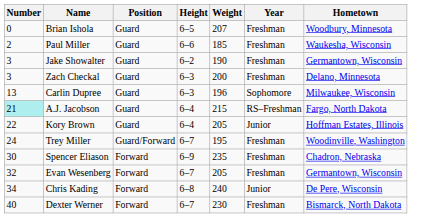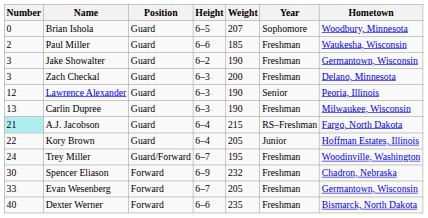(266, 28) Freshman -> (285, 28) Sophomore
+ row: (86, 92)
(220, 92) 196 -> (235, 108) 190
(269, 92) Sophomore -> (281, 108) Freshman
(220, 157) 235 -> (235, 173) 232
(11, 173) 32 -> (11, 189) 33
- row: (72, 189)
(187, 205) 6–7 -> (203, 205) 6–6
(220, 205) 230 -> (235, 205) 235
